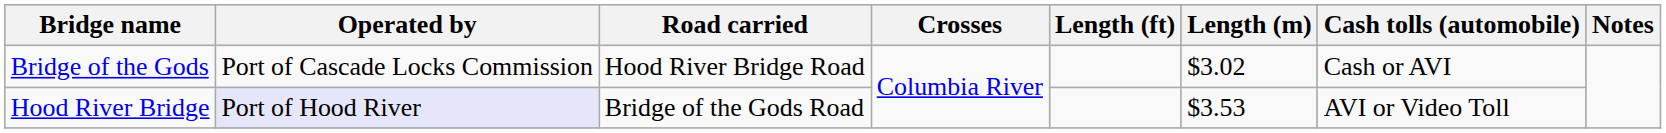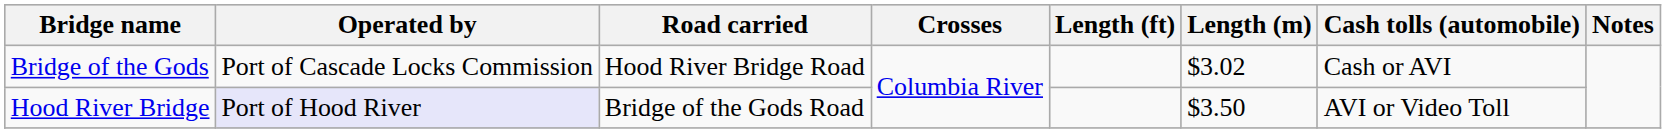(1216, 107) $3.53 -> (1216, 107) $3.50
